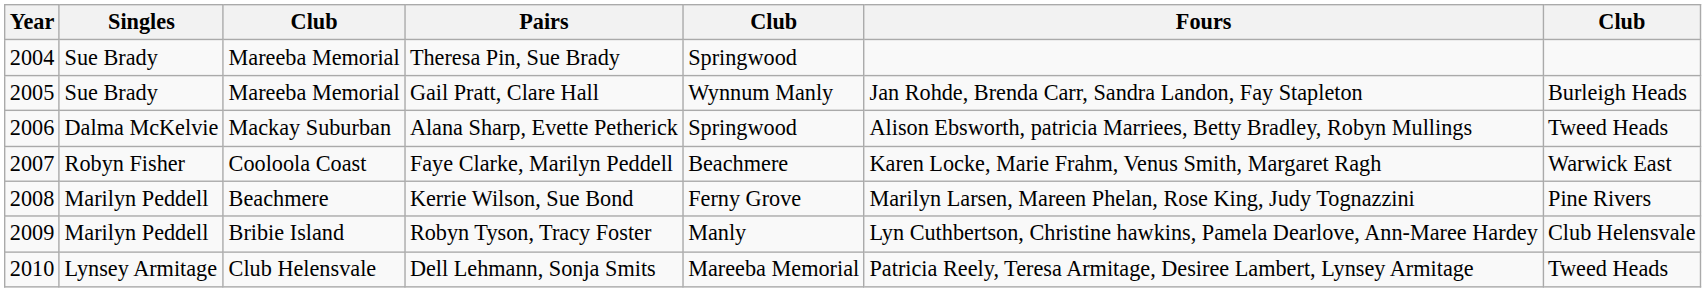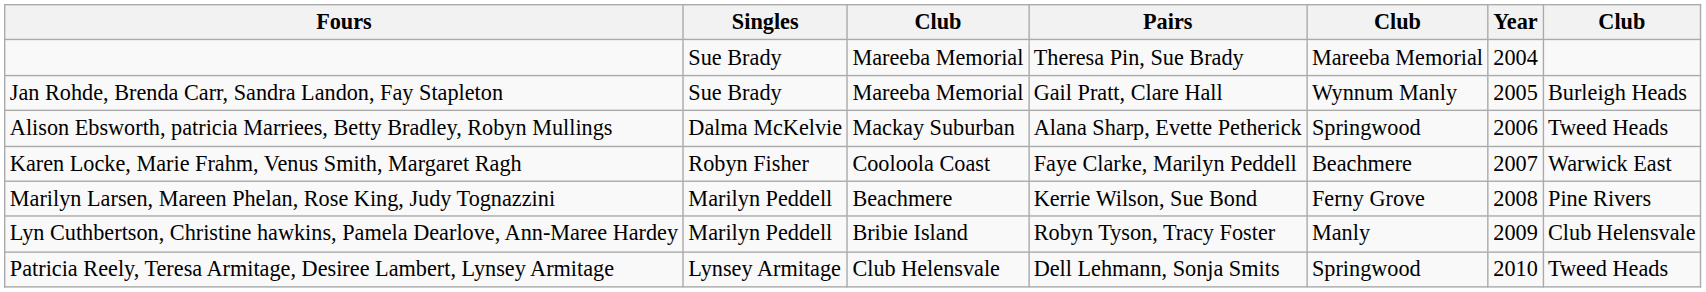columns swapped: (32, 22) <-> (1204, 22)
(743, 57) Springwood -> (1397, 57) Mareeba Memorial
(774, 269) Mareeba Memorial -> (1366, 269) Springwood
